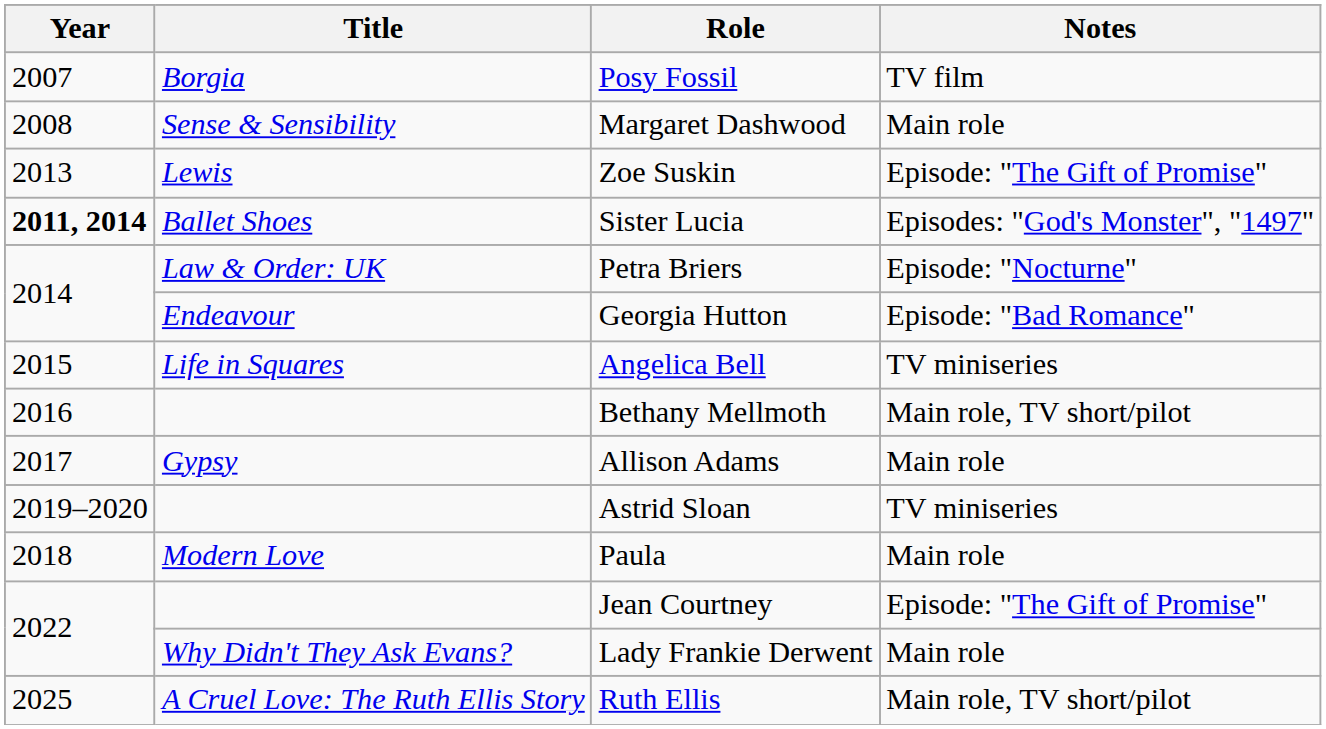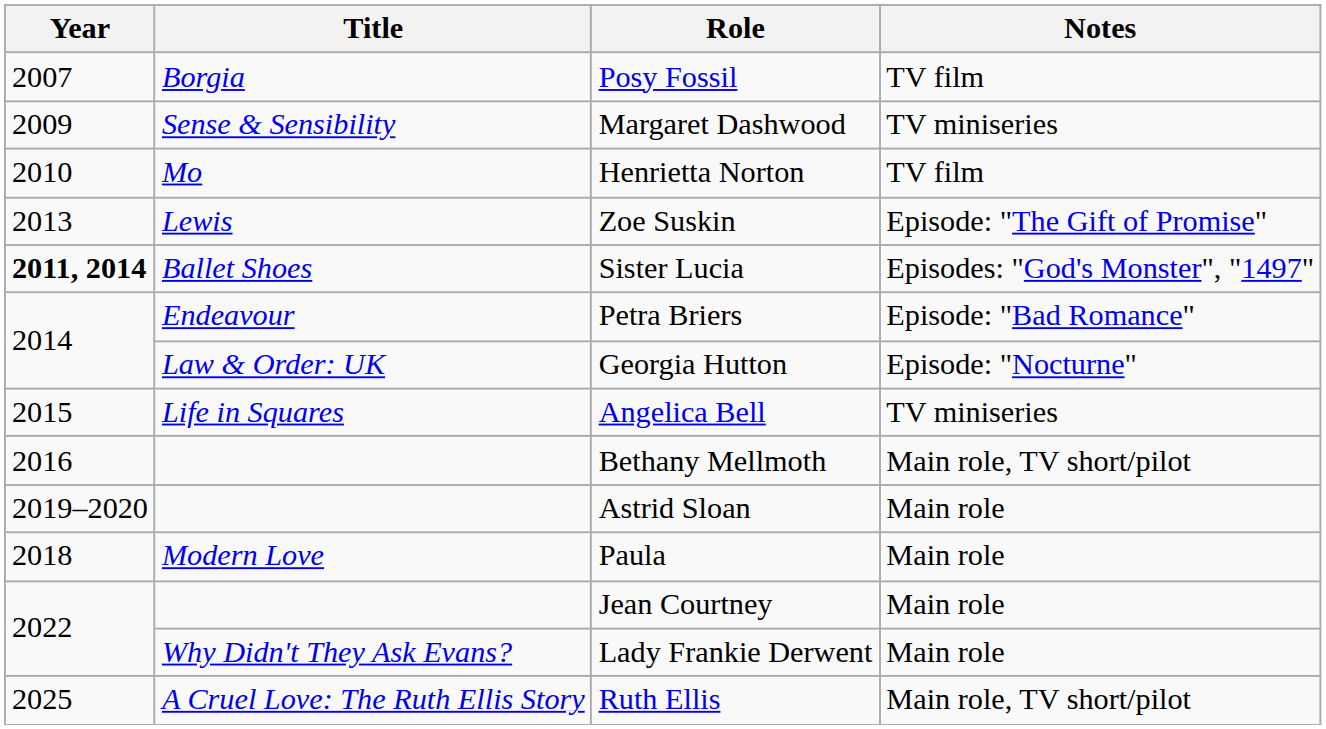(42, 124) 2008 -> (42, 124) 2009
(946, 124) Main role -> (972, 124) TV miniseries
+ row: (702, 172)
(274, 268) Law & Order: UK -> (228, 316) Endeavour
(1012, 268) Episode: "Nocturne" -> (1041, 316) Episode: "Bad Romance"
(228, 316) Endeavour -> (274, 364) Law & Order: UK
(1041, 316) Episode: "Bad Romance" -> (1012, 364) Episode: "Nocturne"
- row: (689, 460)
(972, 508) TV miniseries -> (946, 508) Main role
(1077, 603) Episode: "The Gift of Promise" -> (946, 603) Main role
